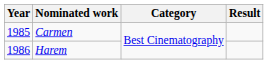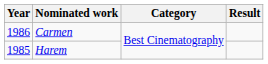(19, 31) 1985 -> (19, 31) 1986
(19, 50) 1986 -> (19, 50) 1985
